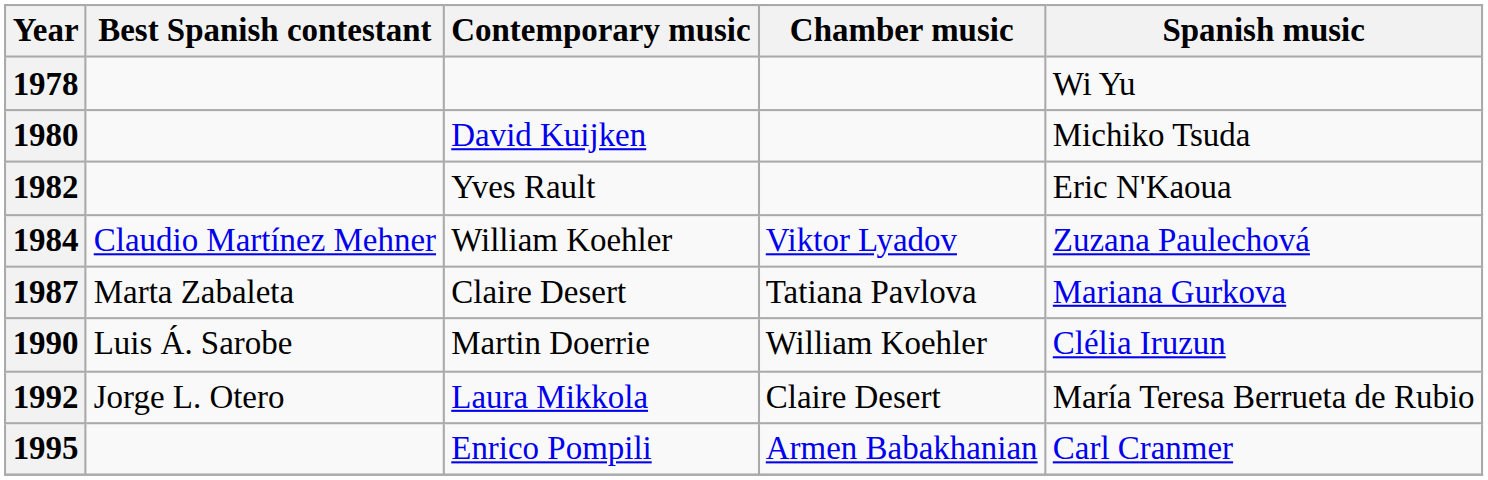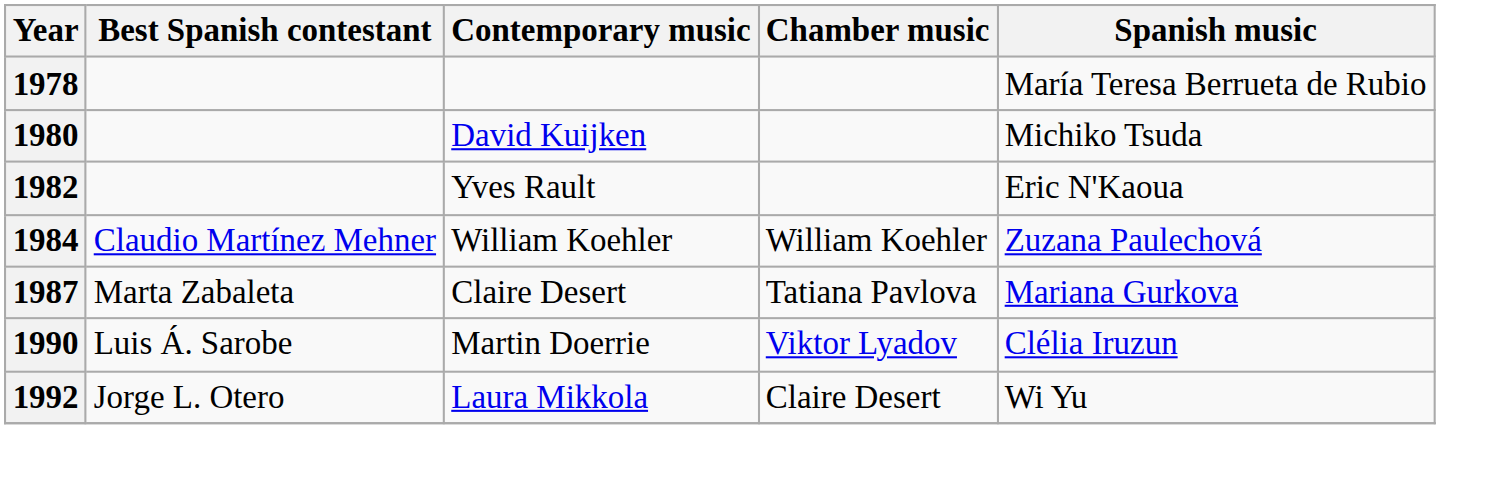(1094, 82) Wi Yu -> (1216, 82) María Teresa Berrueta de Rubio
(861, 239) Viktor Lyadov -> (876, 239) William Koehler
(876, 344) William Koehler -> (861, 344) Viktor Lyadov
(1264, 396) María Teresa Berrueta de Rubio -> (1046, 396) Wi Yu
- row: (46, 448)
